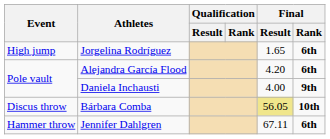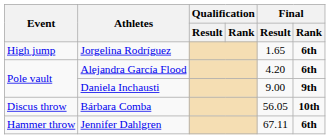(275, 88) 4.00 -> (275, 88) 9.00
(275, 106) khaki background -> (275, 106) no background
